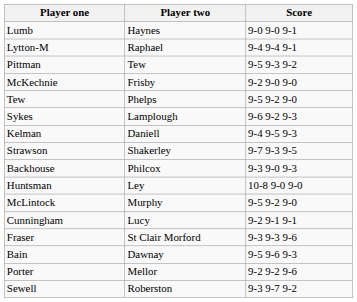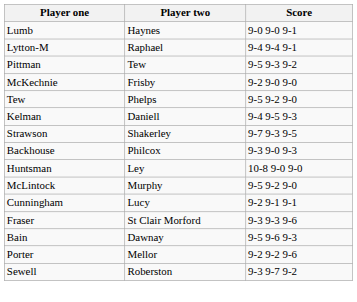- row: (20, 116)
